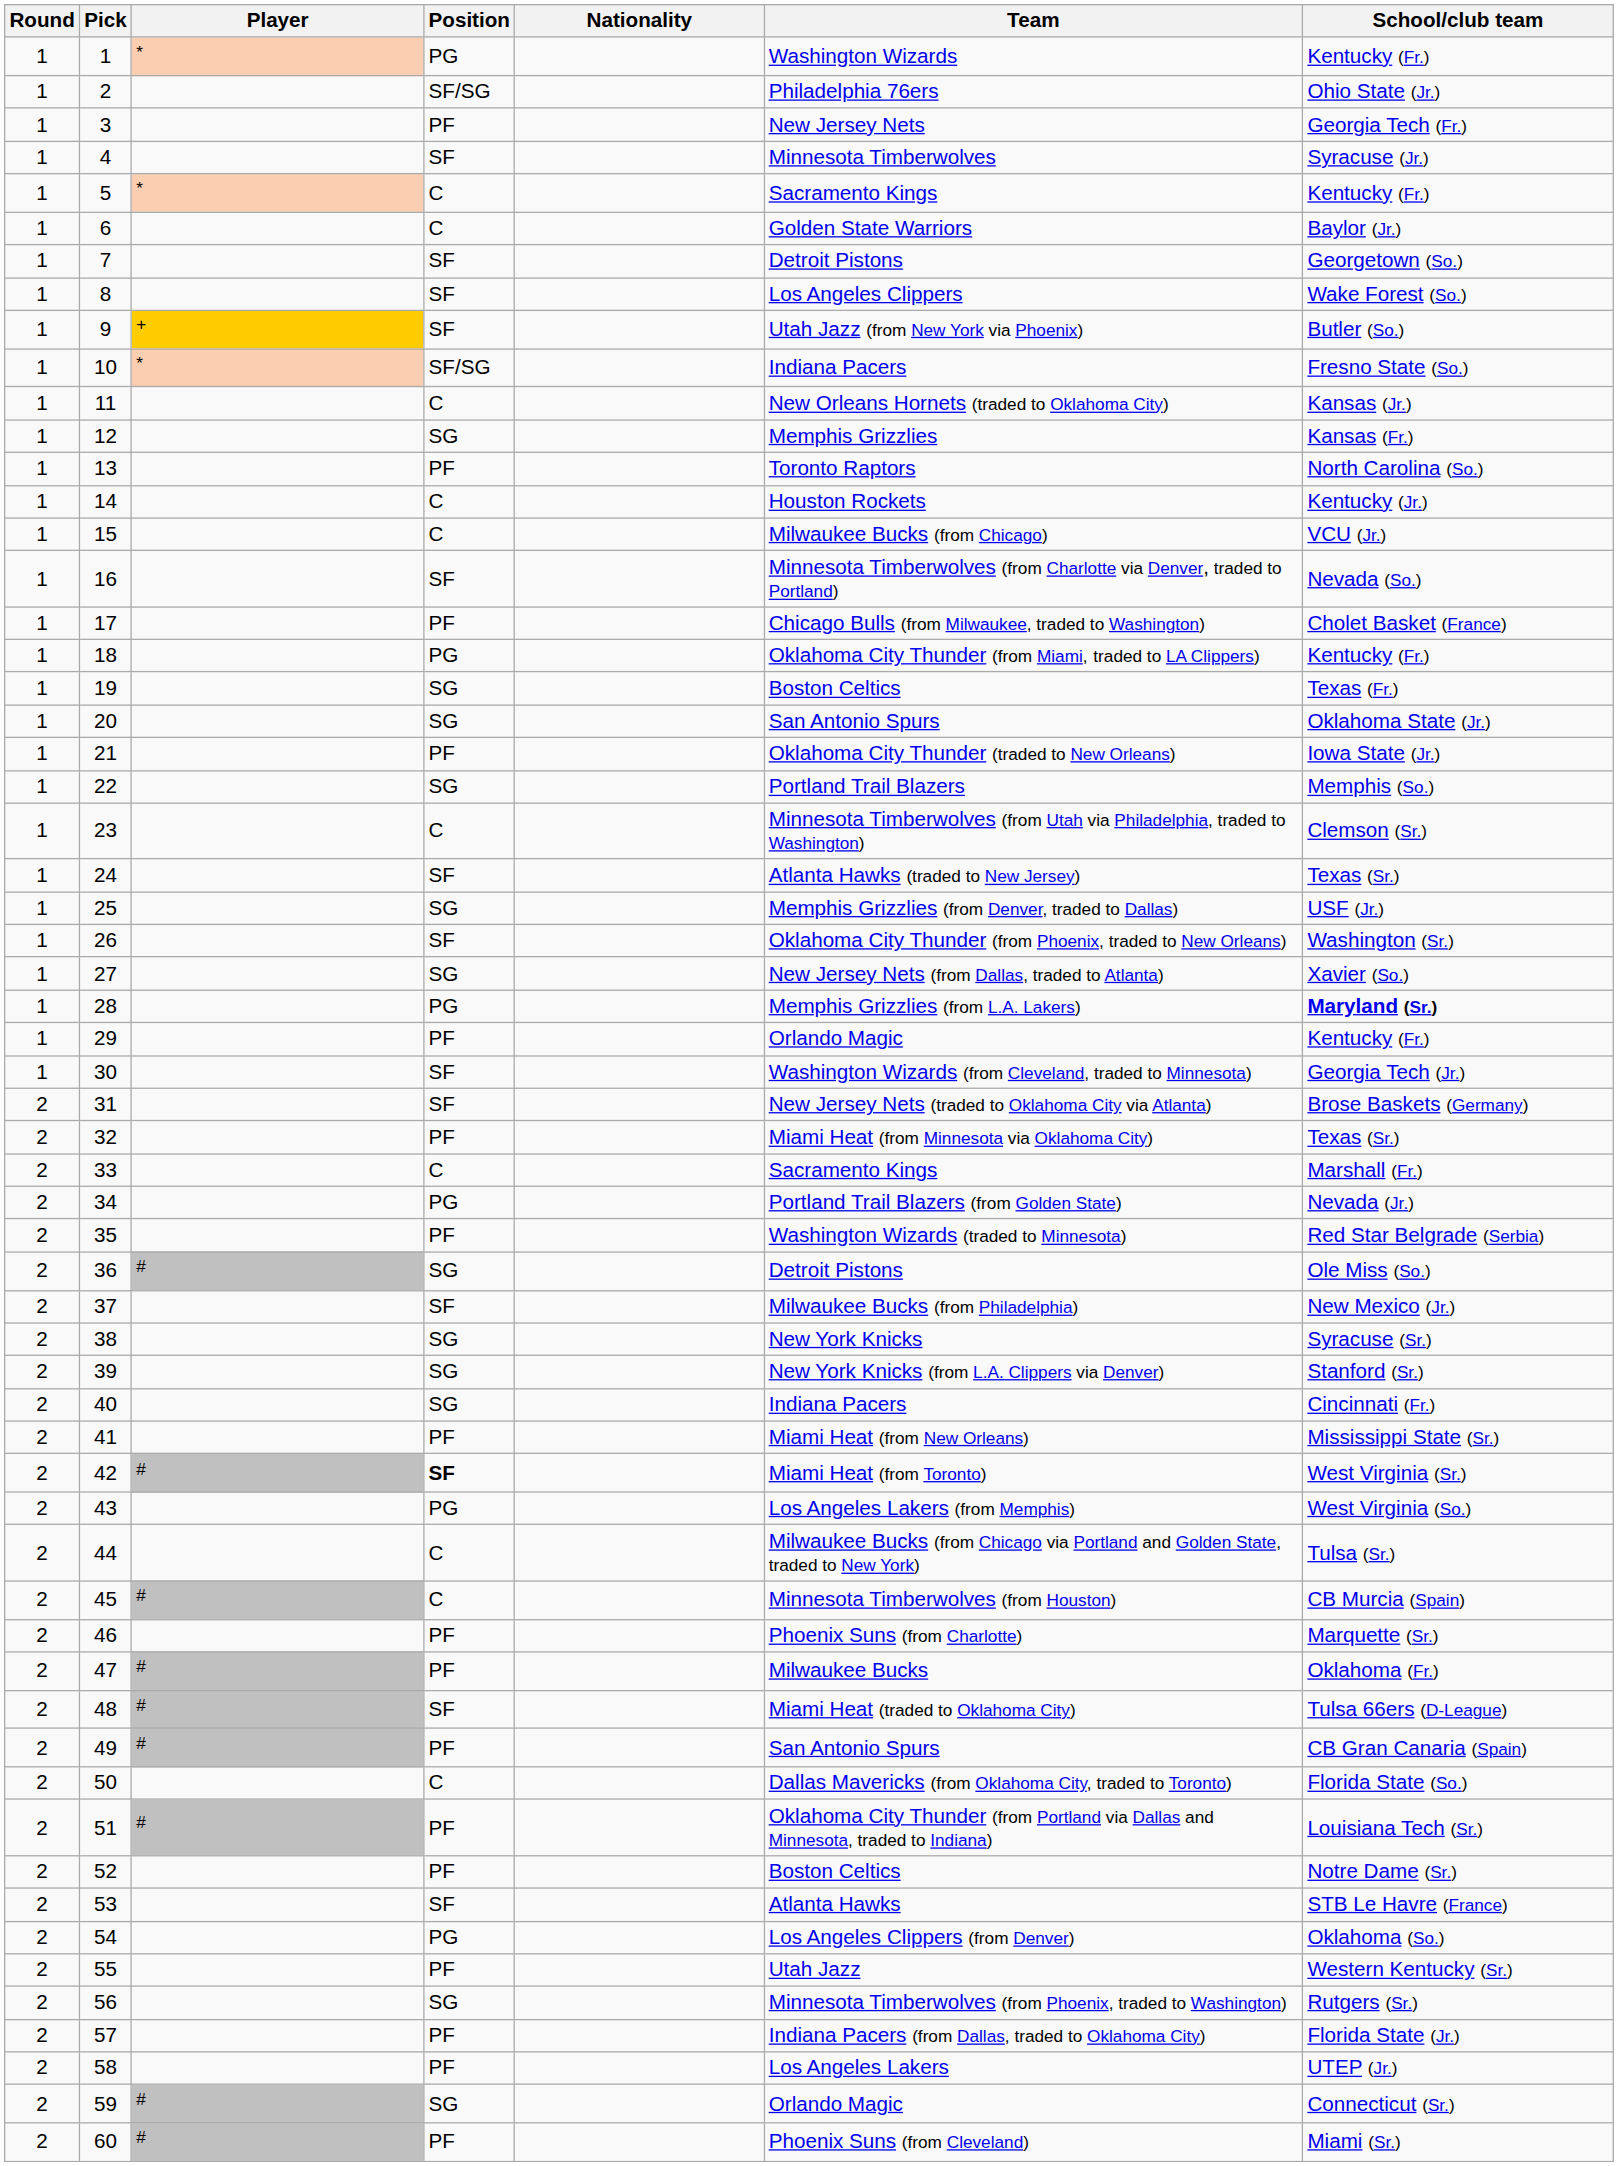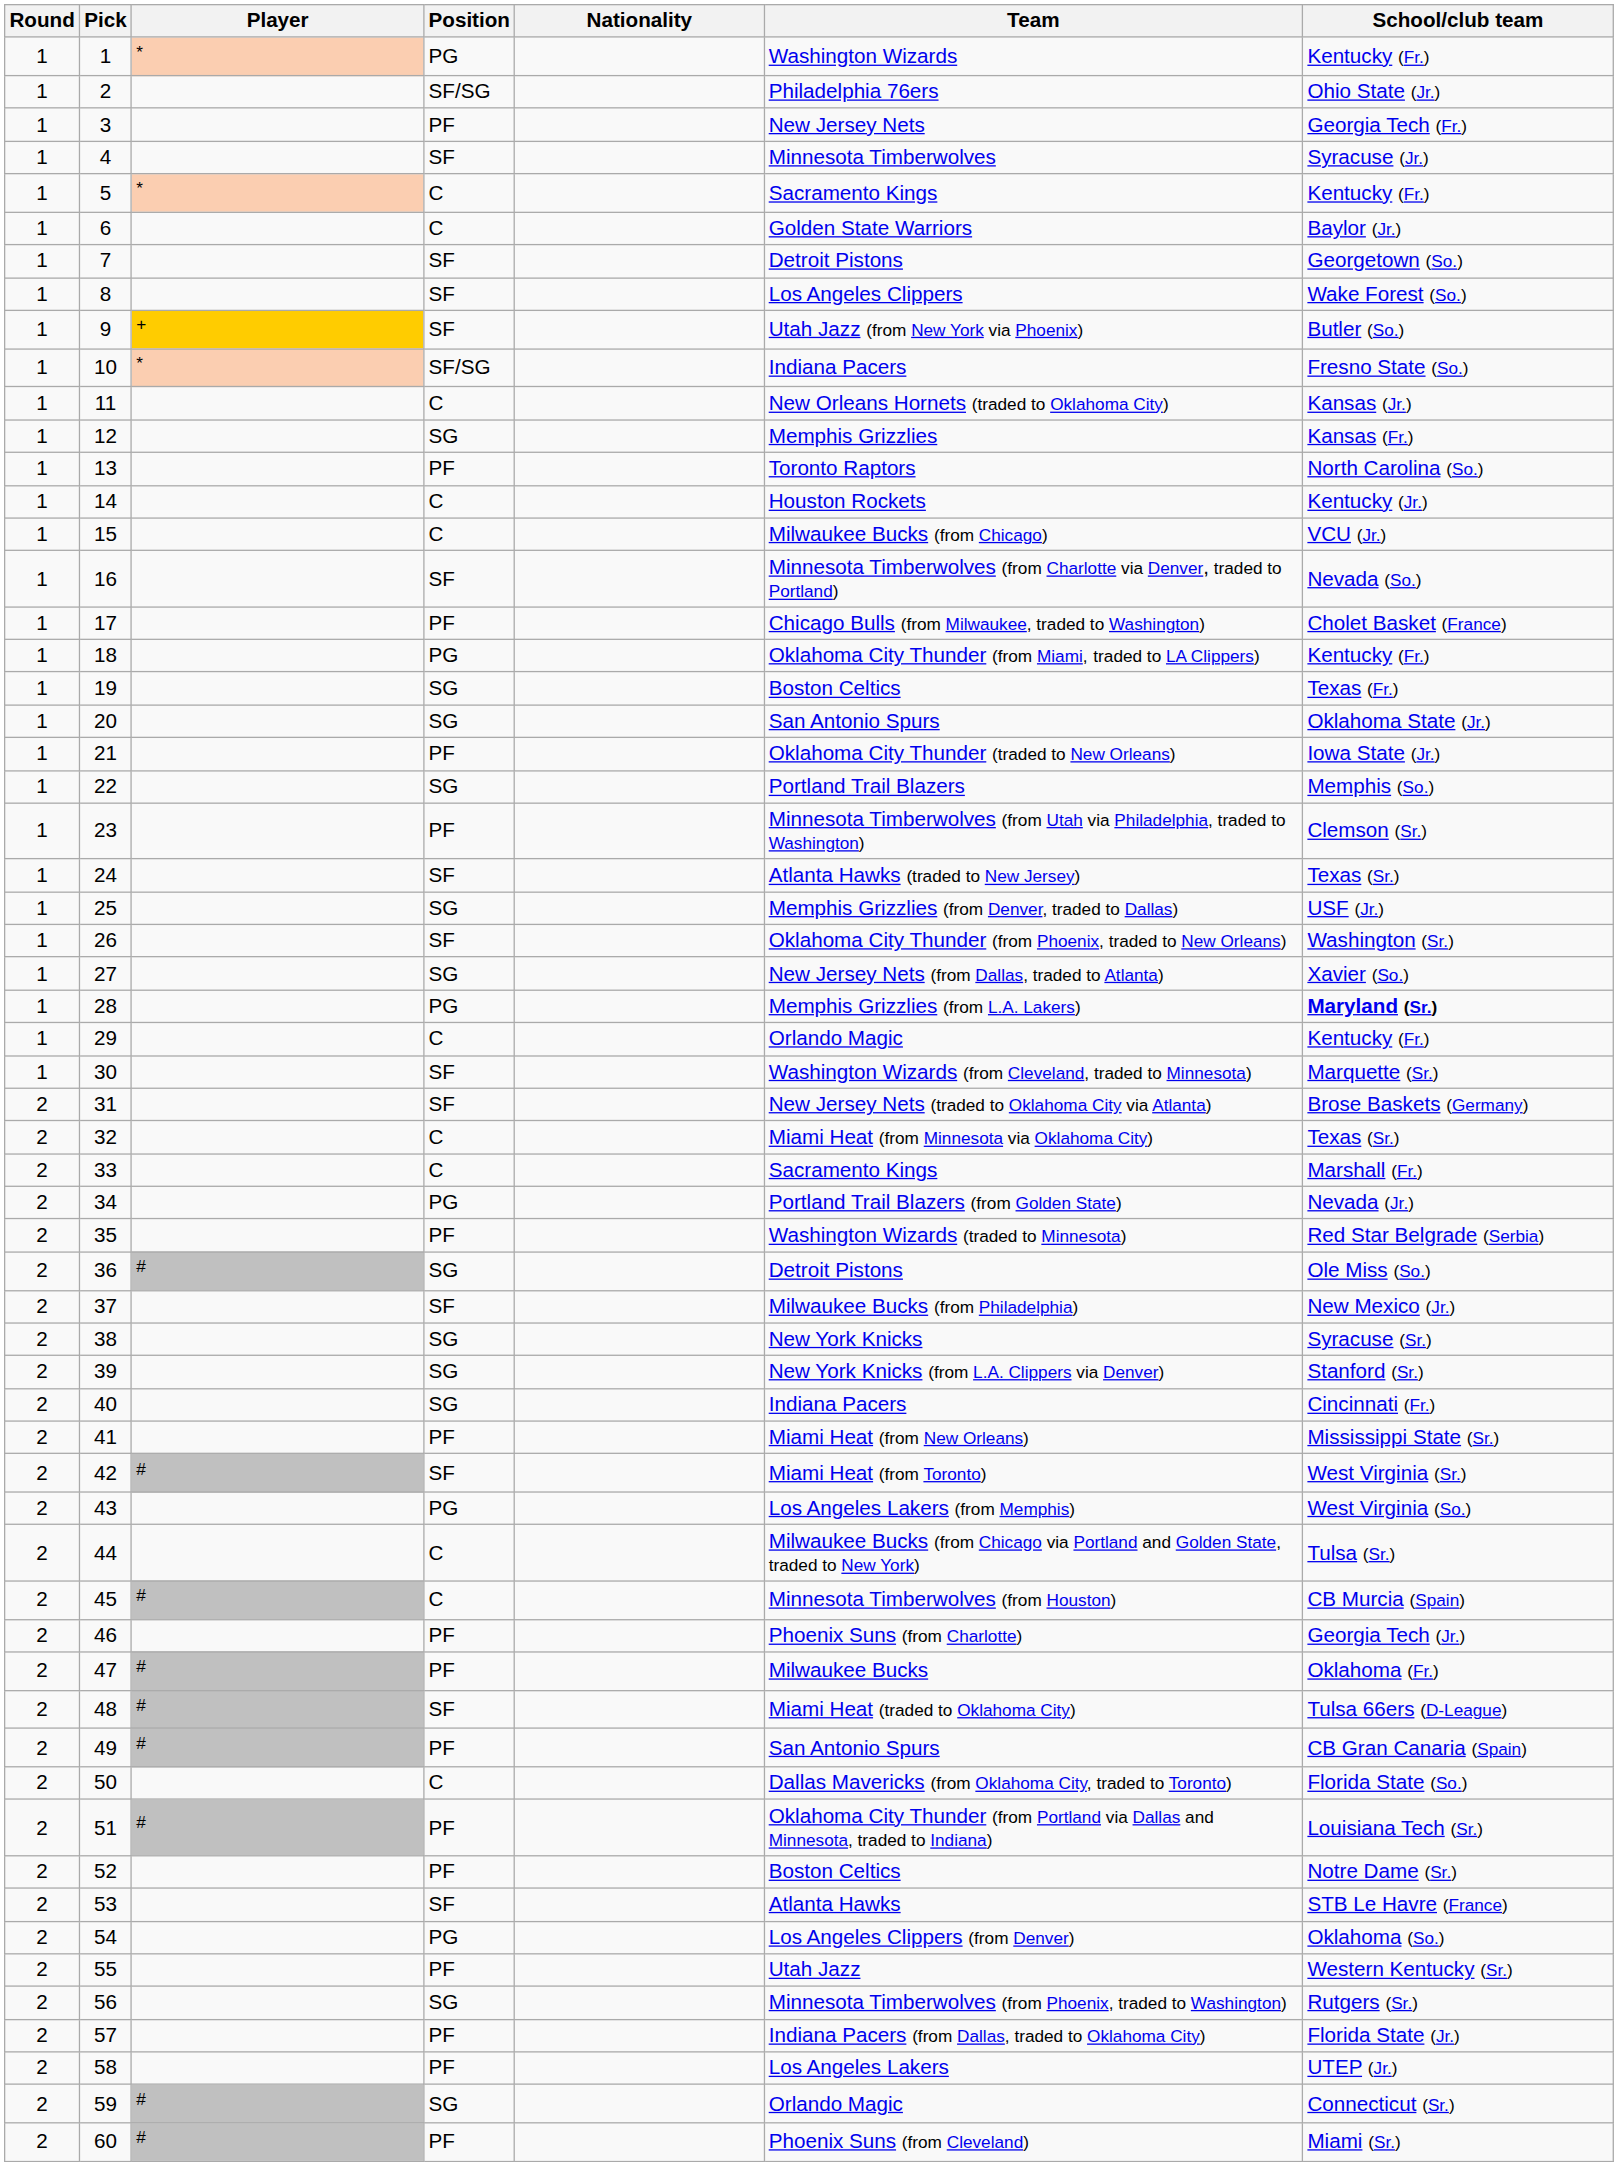(436, 830) C -> (442, 830) PF
(442, 1038) PF -> (436, 1038) C
(1386, 1071) Georgia Tech (Jr.) -> (1373, 1071) Marquette (Sr.)
(442, 1137) PF -> (436, 1137) C
(442, 1472) bold -> (442, 1472) normal
(1373, 1635) Marquette (Sr.) -> (1386, 1635) Georgia Tech (Jr.)
